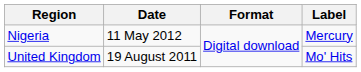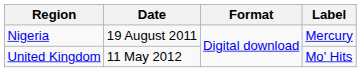(144, 35) 11 May 2012 -> (152, 35) 19 August 2011
(152, 56) 19 August 2011 -> (144, 56) 11 May 2012
